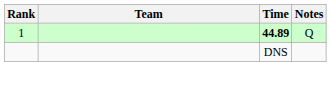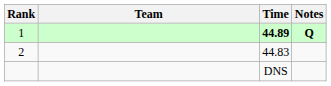(309, 33) normal -> (309, 33) bold
+ row: (21, 52)
